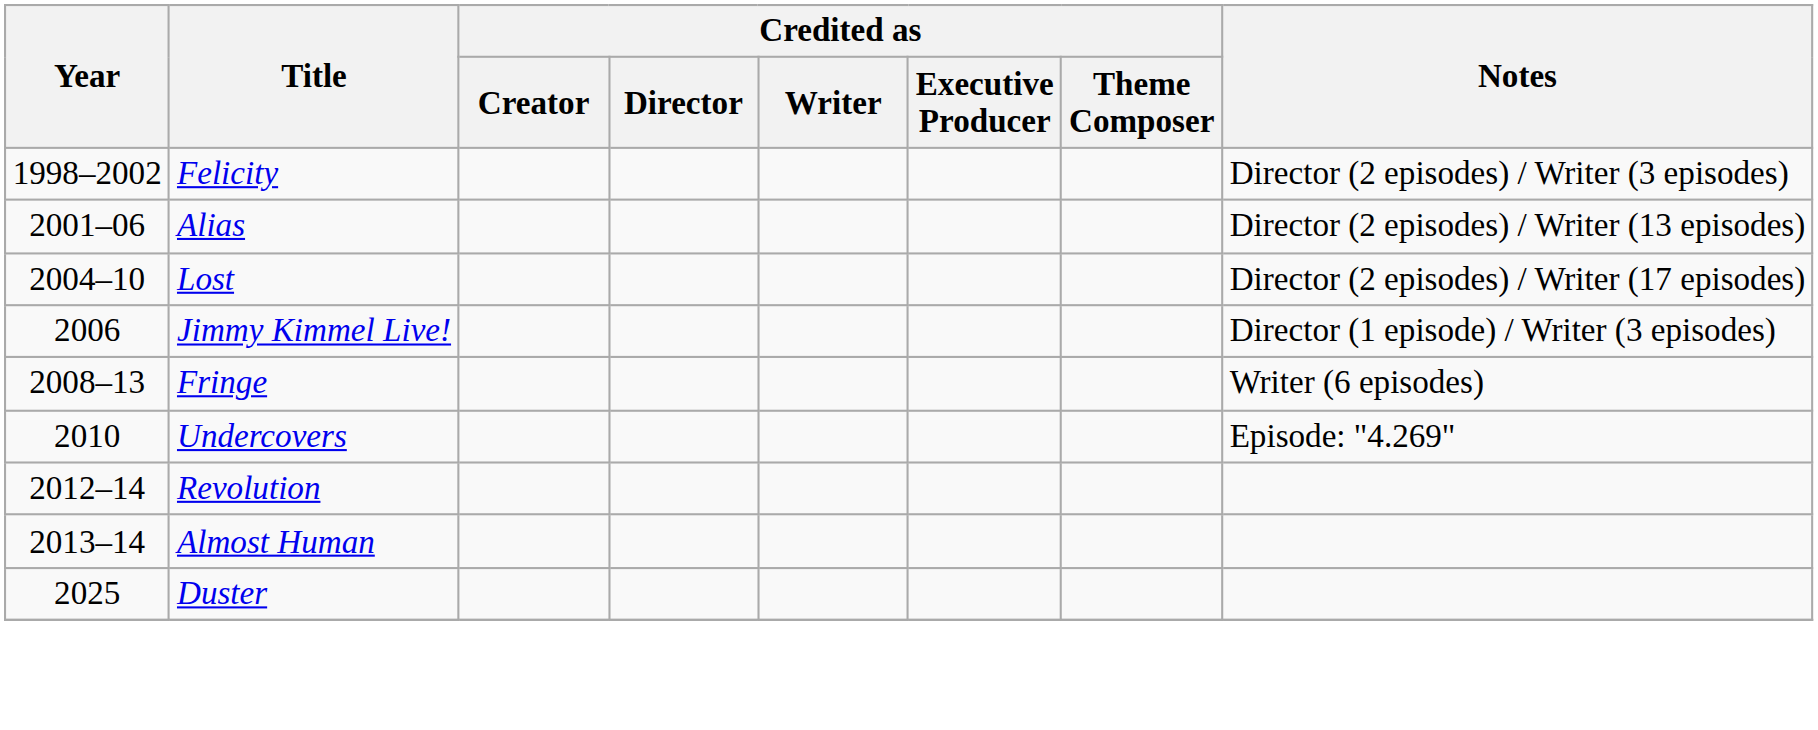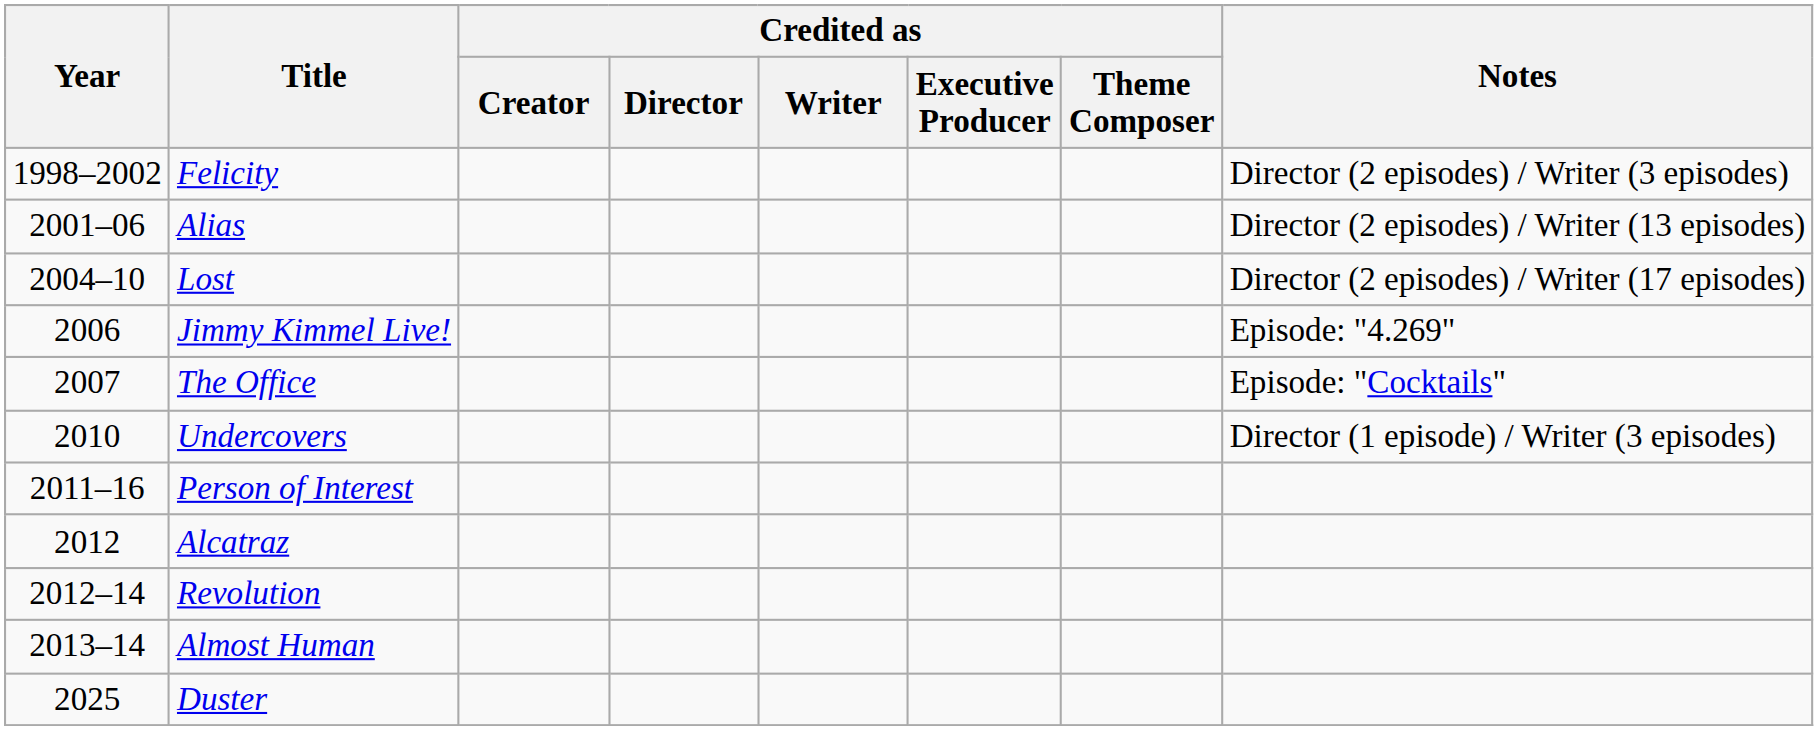(1503, 330) Director (1 episode) / Writer (3 episodes) -> (1343, 330) Episode: "4.269"
+ row: (246, 383)
- row: (222, 383)
(1343, 435) Episode: "4.269" -> (1503, 435) Director (1 episode) / Writer (3 episodes)
+ row: (295, 488)
+ row: (233, 540)
